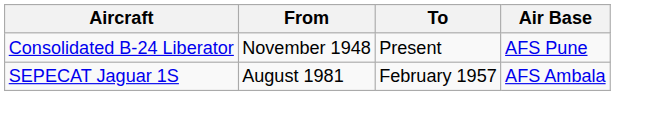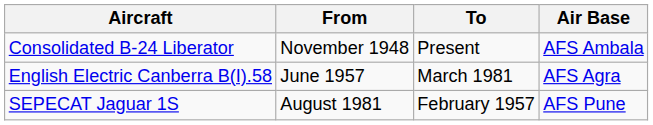(546, 47) AFS Pune -> (593, 47) AFS Ambala
+ row: (140, 76)
(555, 76) AFS Ambala -> (584, 104) AFS Pune
